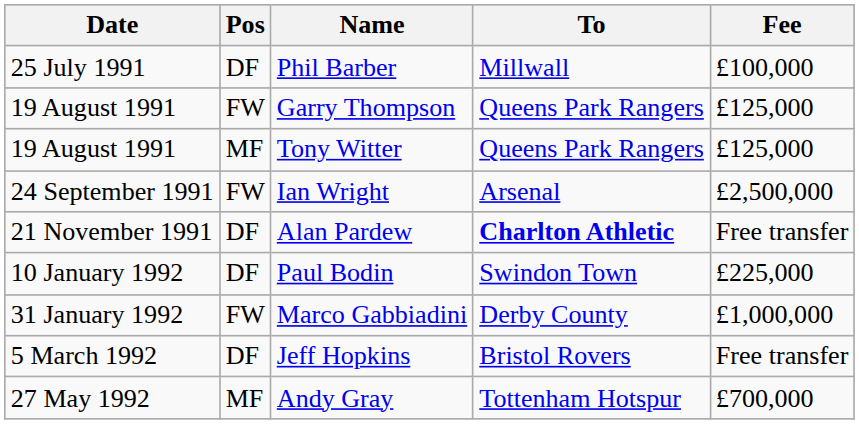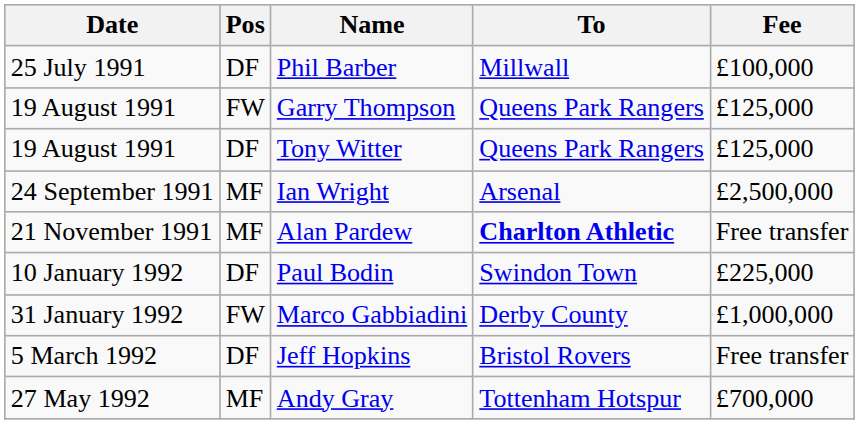(245, 149) MF -> (242, 149) DF
(245, 190) FW -> (245, 190) MF
(242, 231) DF -> (245, 231) MF
